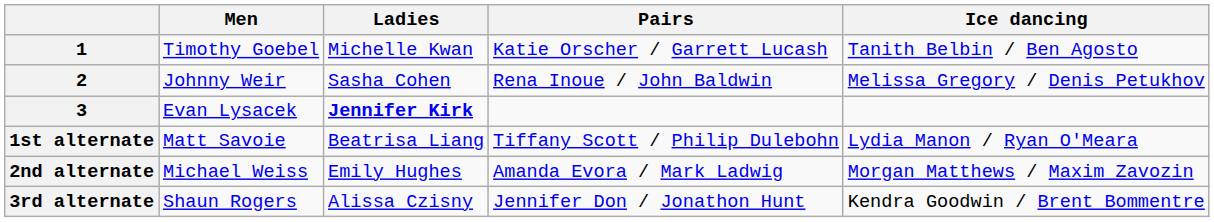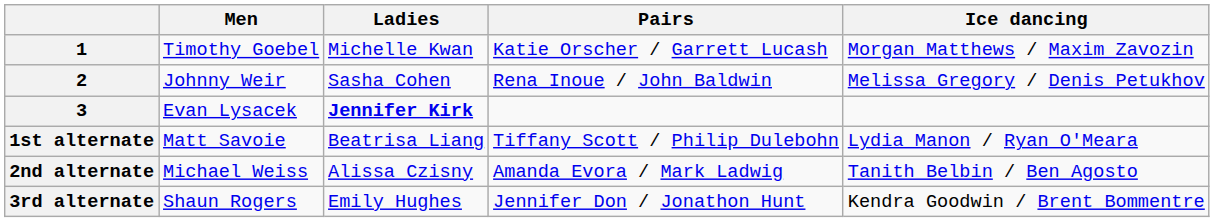(993, 50) Tanith Belbin / Ben Agosto -> (1021, 50) Morgan Matthews / Maxim Zavozin
(395, 171) Emily Hughes -> (401, 171) Alissa Czisny
(1021, 171) Morgan Matthews / Maxim Zavozin -> (993, 171) Tanith Belbin / Ben Agosto
(401, 202) Alissa Czisny -> (395, 202) Emily Hughes
